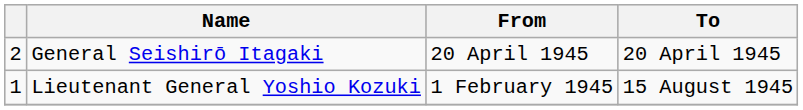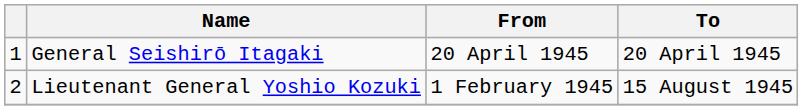(16, 54) 2 -> (16, 54) 1
(16, 87) 1 -> (16, 87) 2
